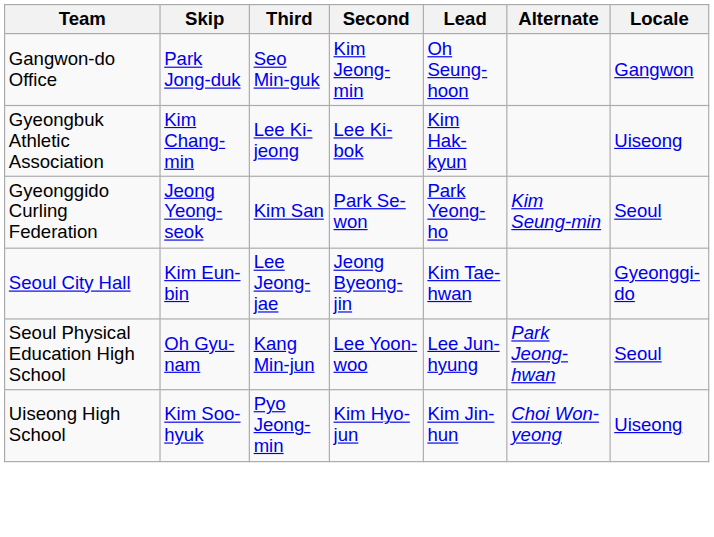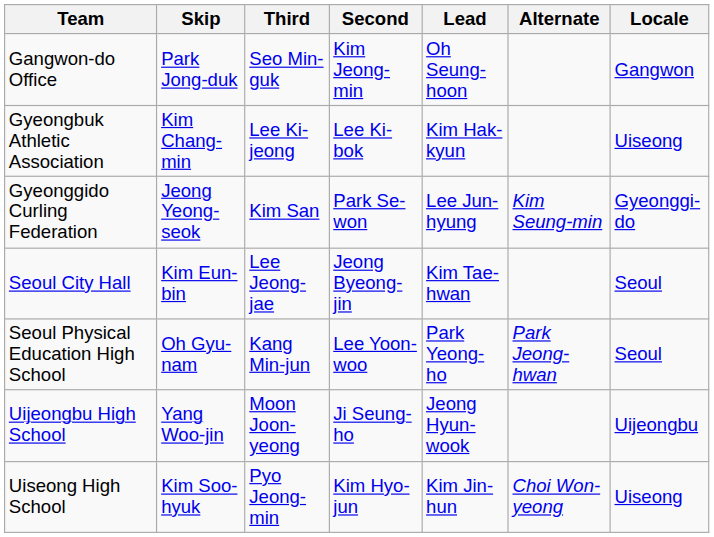(456, 211) Park Yeong-ho -> (462, 211) Lee Jun-hyung
(638, 211) Seoul -> (657, 211) Gyeonggi-do
(657, 283) Gyeonggi-do -> (638, 283) Seoul
(464, 354) Lee Jun-hyung -> (455, 354) Park Yeong-ho
+ row: (72, 425)
